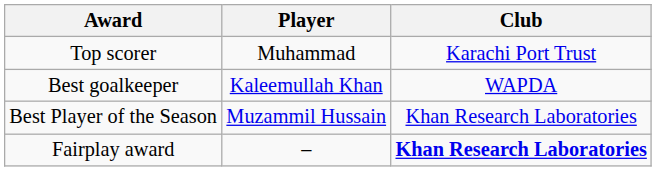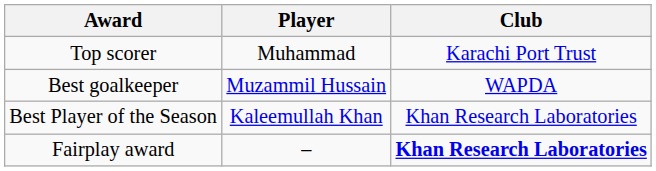(306, 85) Kaleemullah Khan -> (306, 85) Muzammil Hussain
(306, 117) Muzammil Hussain -> (306, 117) Kaleemullah Khan
